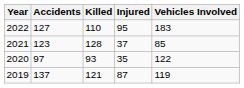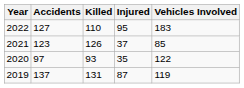(93, 43) 128 -> (93, 43) 126
(93, 75) 121 -> (93, 75) 131
